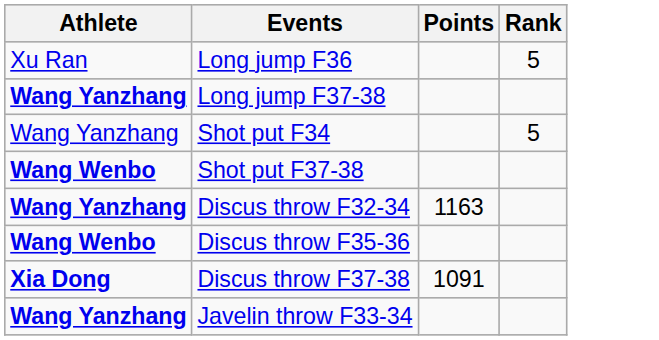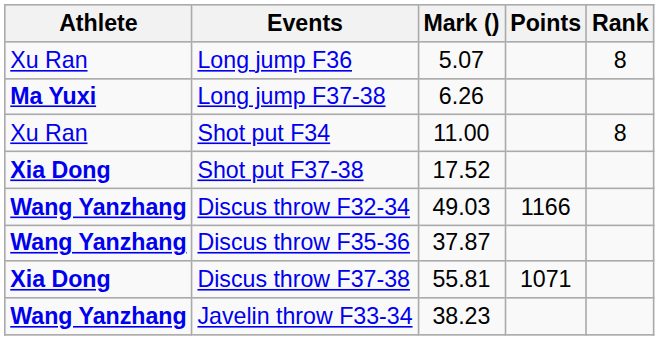+ column: (461, 24)
(533, 60) 5 -> (620, 60) 8
(98, 97) Wang Yanzhang -> (53, 97) Ma Yuxi
(94, 133) Wang Yanzhang -> (49, 133) Xu Ran
(533, 133) 5 -> (620, 133) 8
(83, 170) Wang Wenbo -> (60, 170) Xia Dong
(459, 207) 1163 -> (546, 207) 1166
(83, 243) Wang Wenbo -> (98, 243) Wang Yanzhang
(459, 280) 1091 -> (546, 280) 1071
